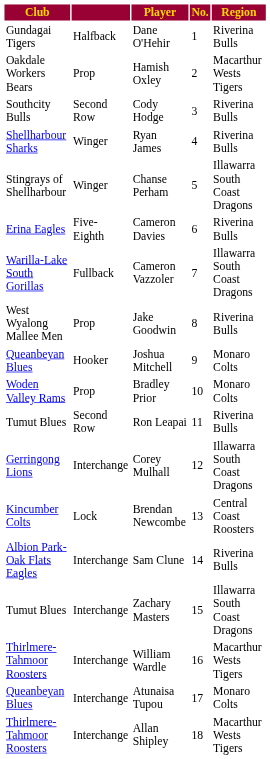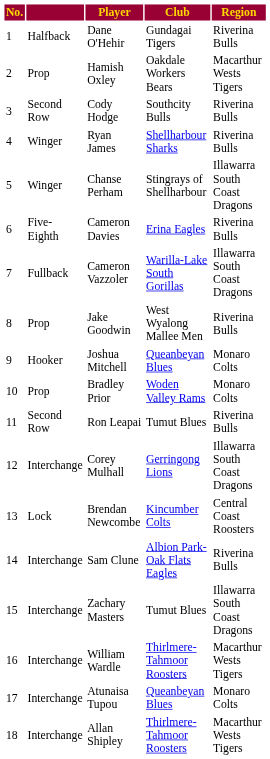columns swapped: (200, 12) <-> (37, 12)
